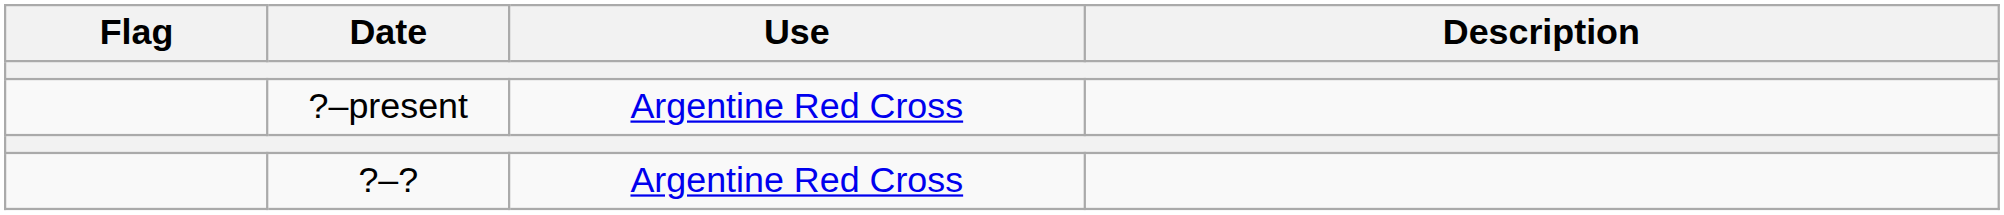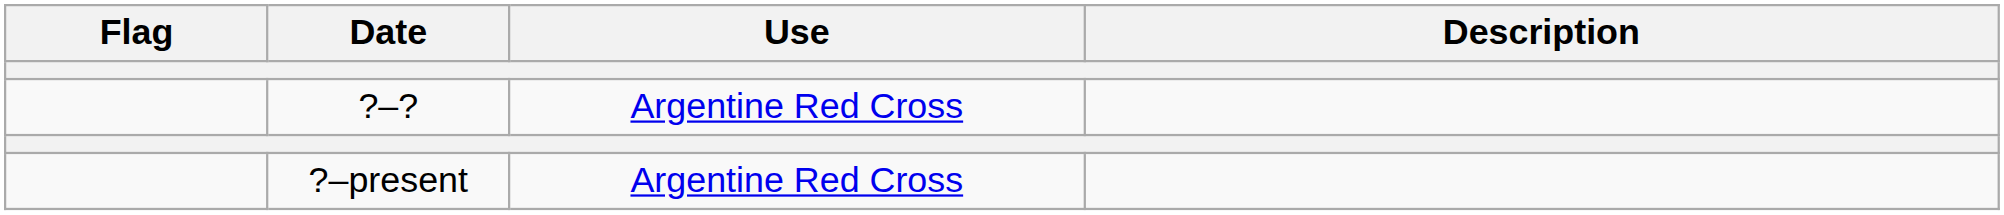rows swapped: (388, 106) <-> (388, 179)
